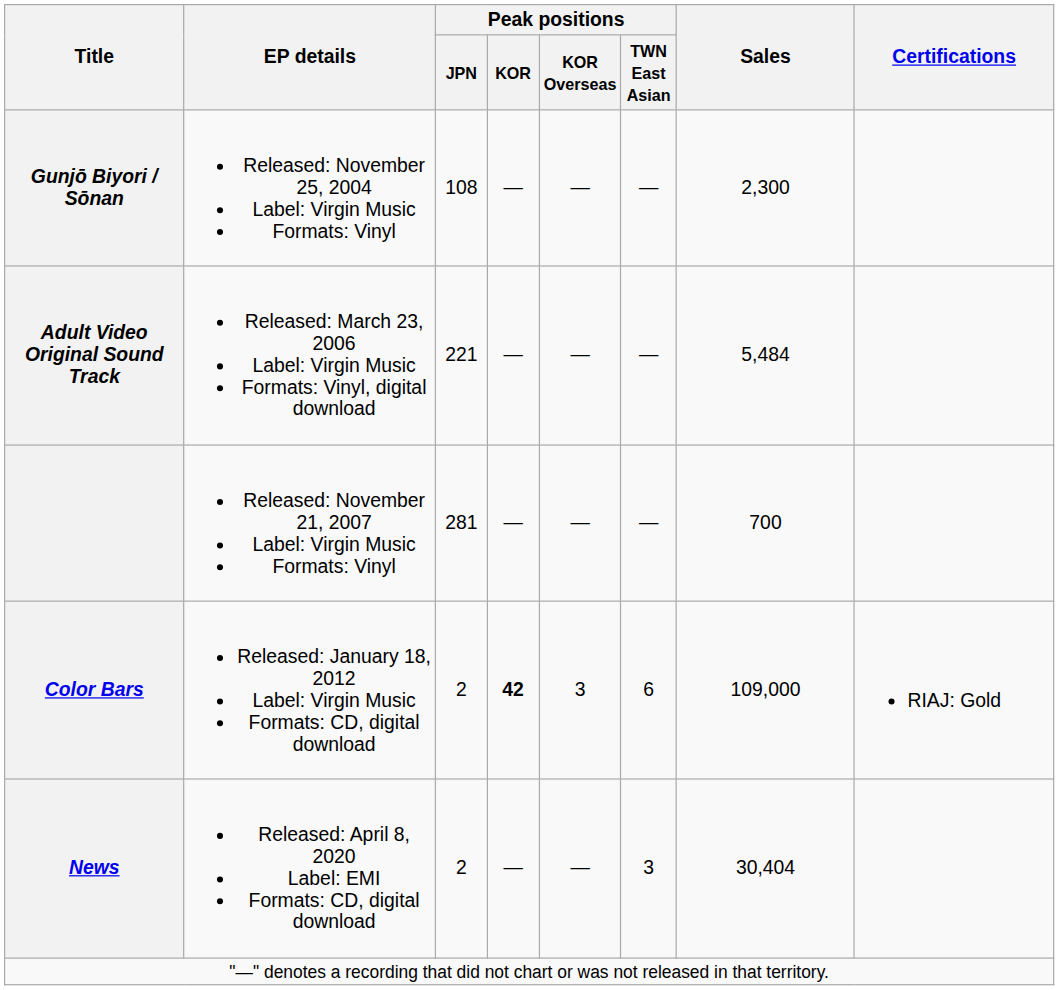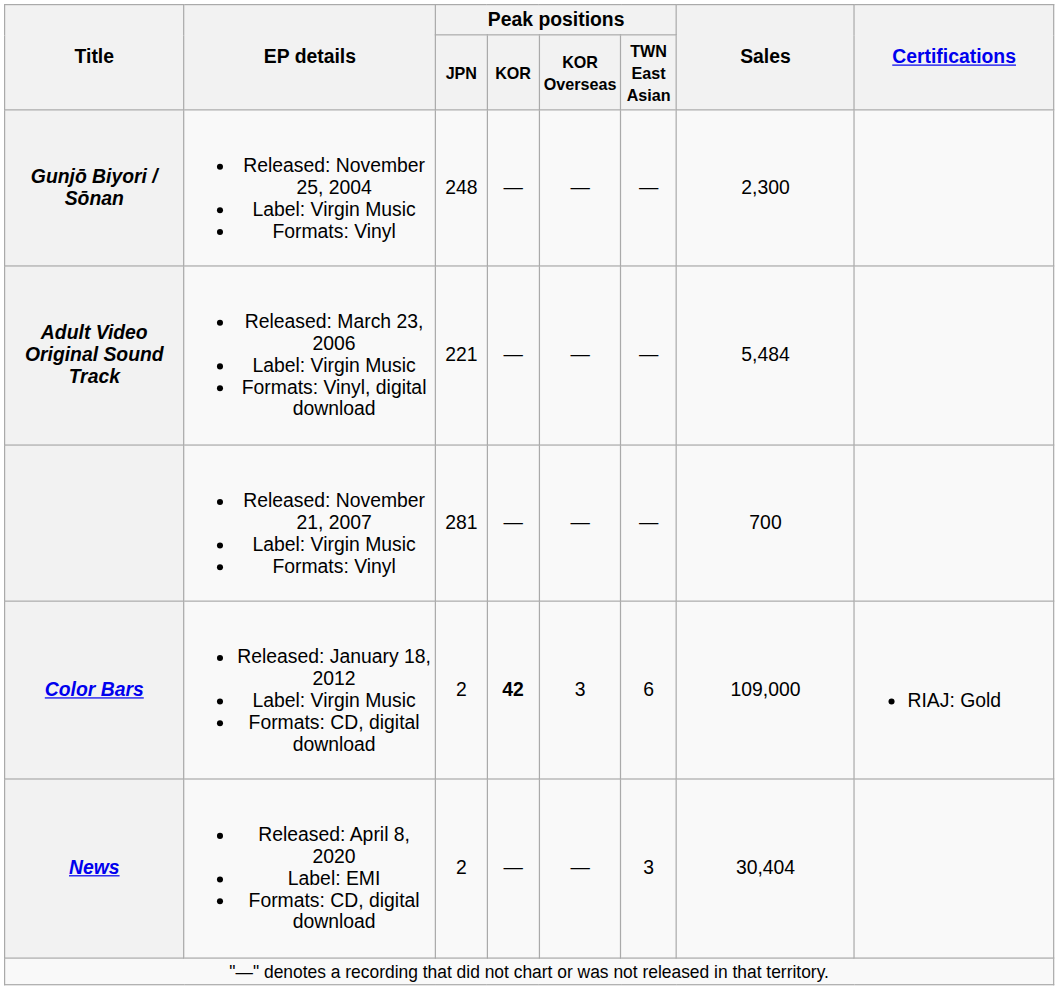(461, 187) 108 -> (461, 187) 248
